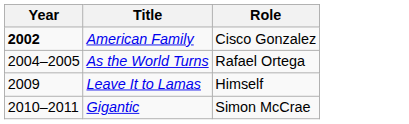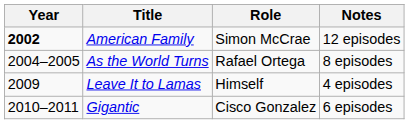+ column: (362, 15)
(266, 38) Cisco Gonzalez -> (263, 38) Simon McCrae
(263, 107) Simon McCrae -> (266, 107) Cisco Gonzalez
